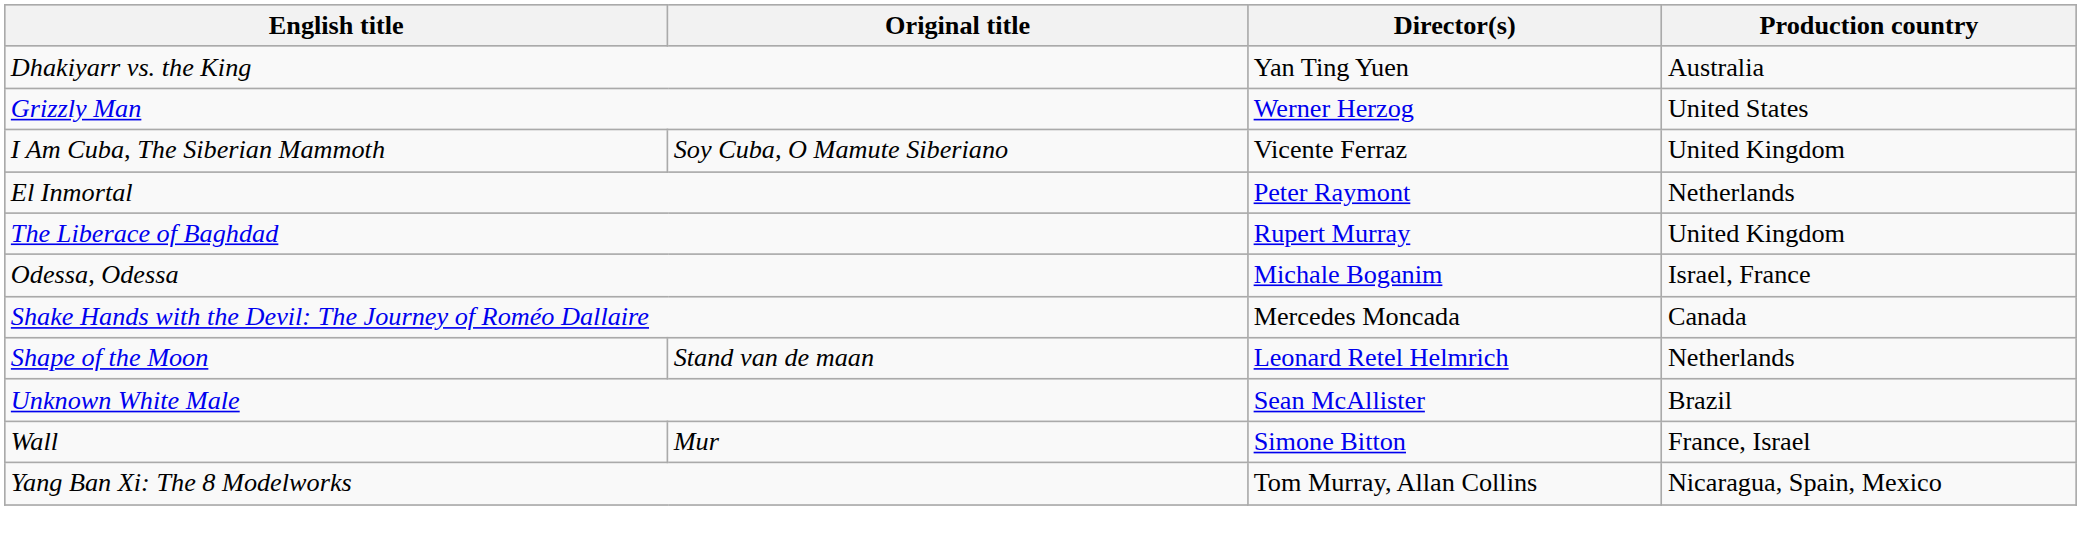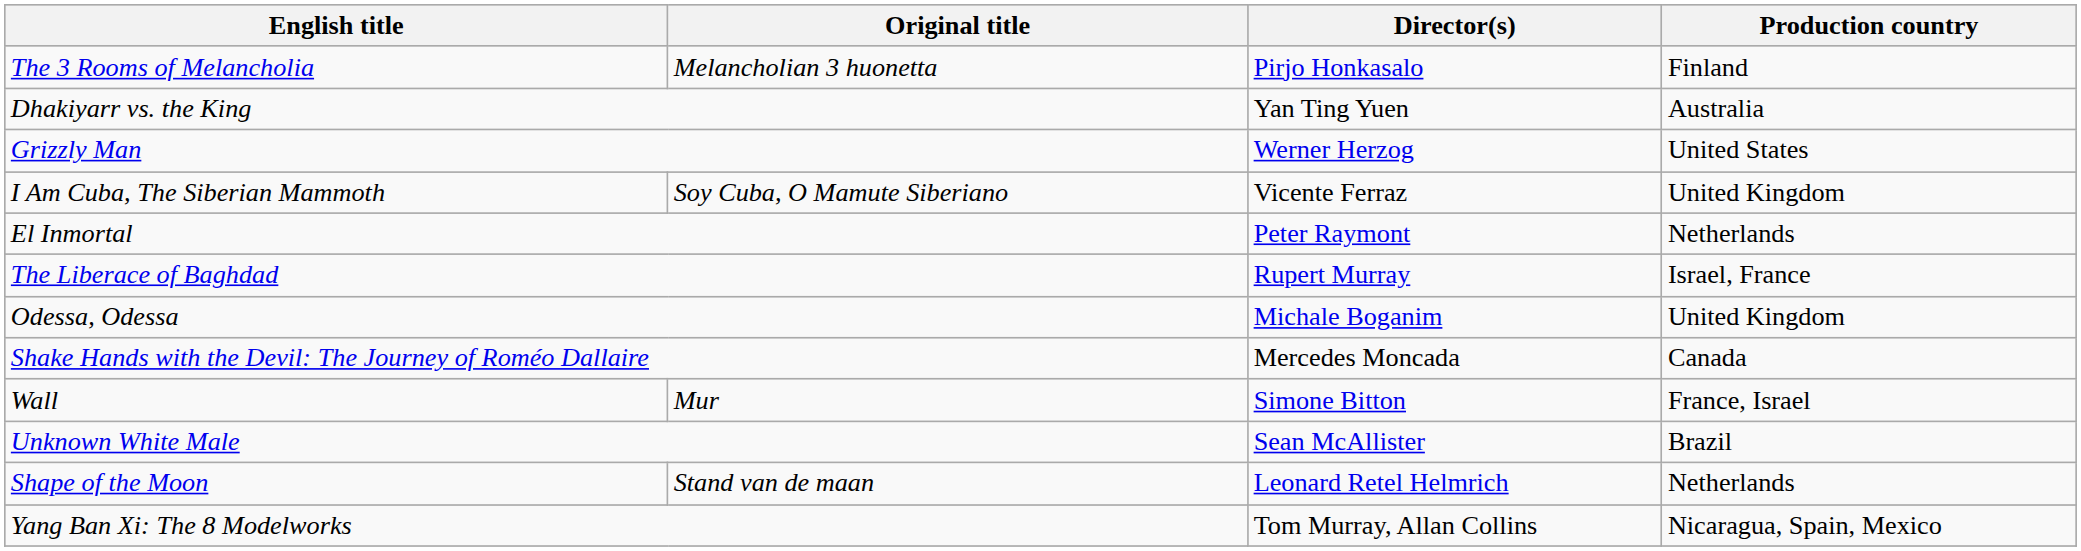+ row: (162, 66)
(1756, 233) United Kingdom -> (1739, 274) Israel, France
(1739, 274) Israel, France -> (1756, 316) United Kingdom
rows swapped: (110, 358) <-> (34, 441)
